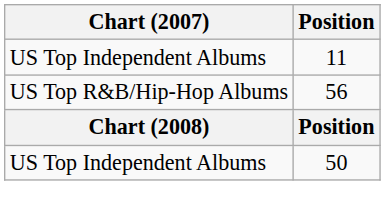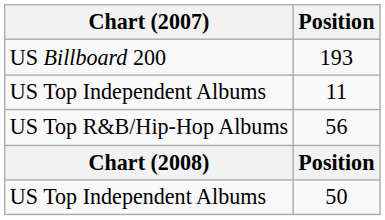+ row: (336, 57)
